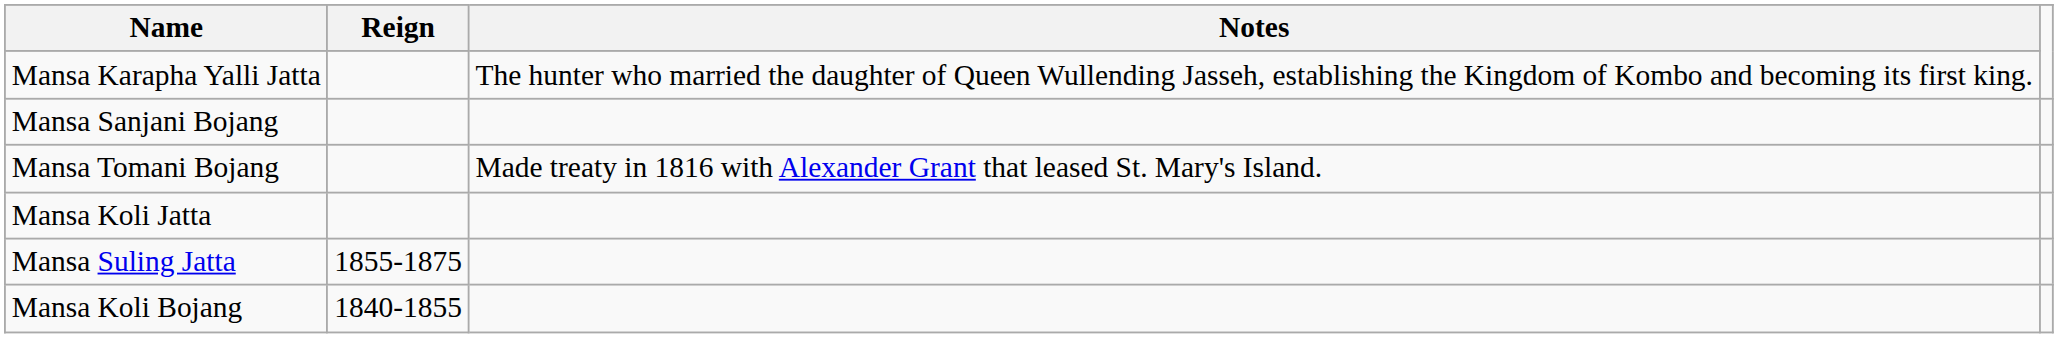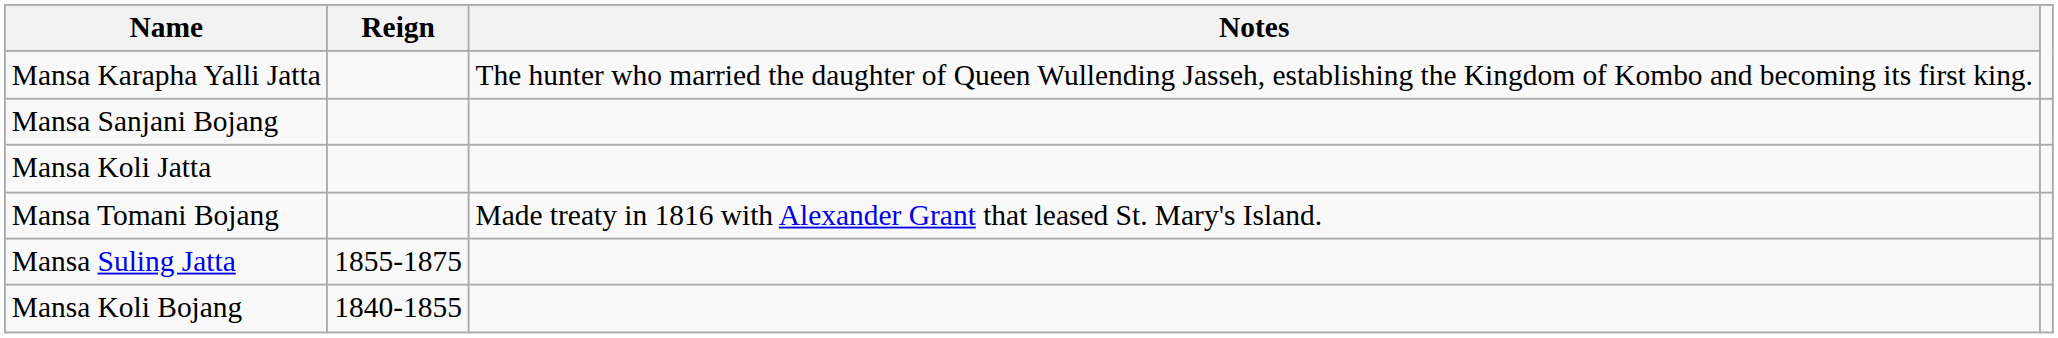rows swapped: (111, 214) <-> (145, 167)
